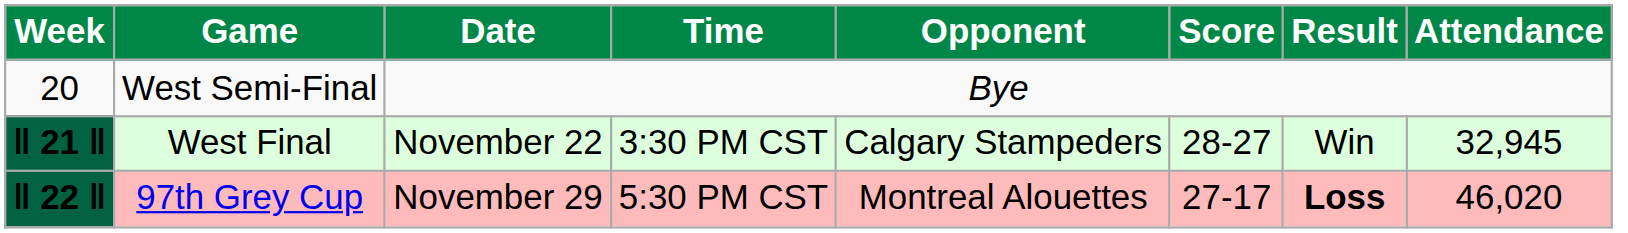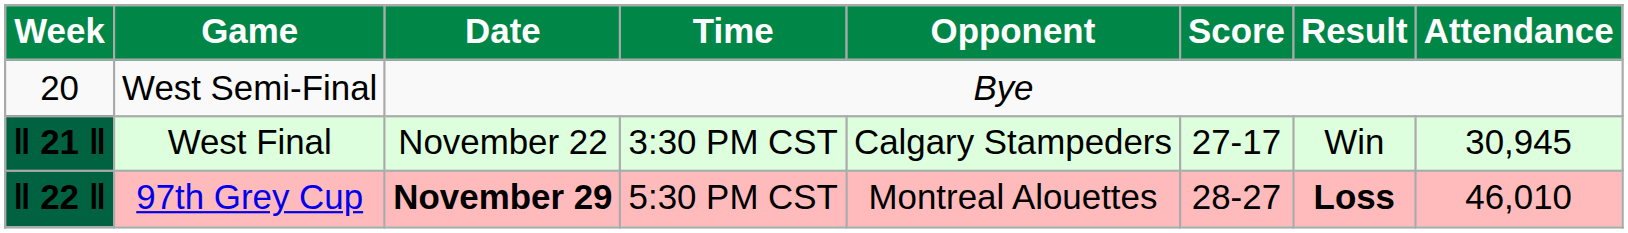(1227, 142) 28-27 -> (1236, 142) 27-17
(1509, 142) 32,945 -> (1519, 142) 30,945
(498, 198) normal -> (503, 198) bold
(1227, 198) 27-17 -> (1236, 198) 28-27
(1509, 198) 46,020 -> (1519, 198) 46,010
